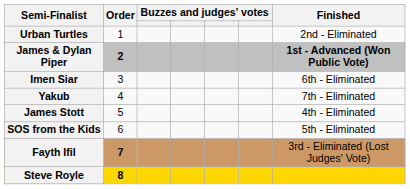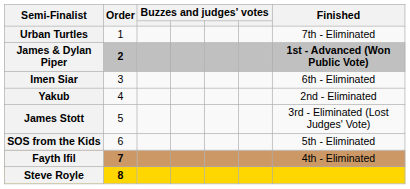(338, 34) 2nd - Eliminated -> (338, 34) 7th - Eliminated
(338, 96) 7th - Eliminated -> (338, 96) 2nd - Eliminated
(338, 113) 4th - Eliminated -> (338, 119) 3rd - Eliminated (Lost Judges' Vote)
(338, 152) 3rd - Eliminated (Lost Judges' Vote) -> (338, 158) 4th - Eliminated
